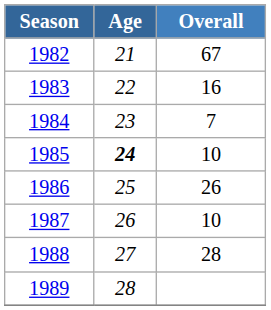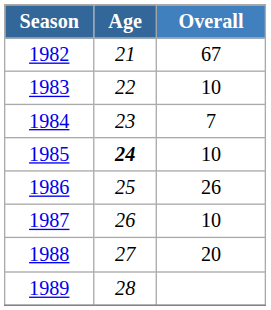(211, 88) 16 -> (211, 88) 10
(211, 254) 28 -> (211, 254) 20
